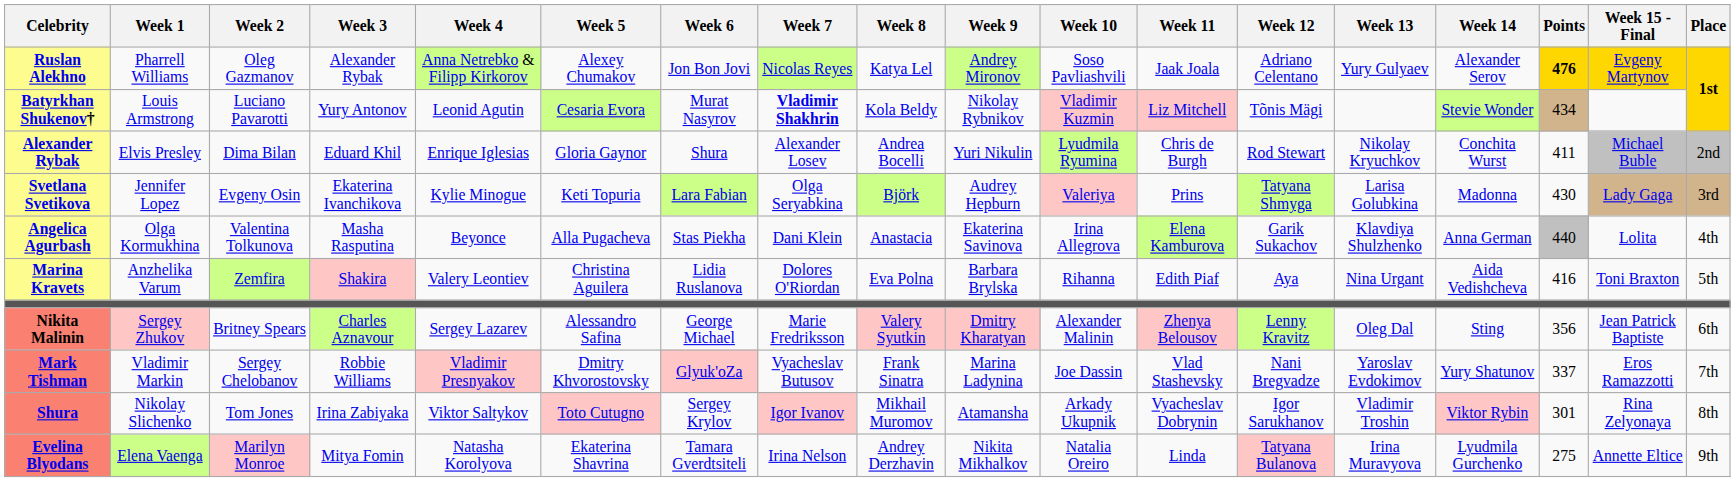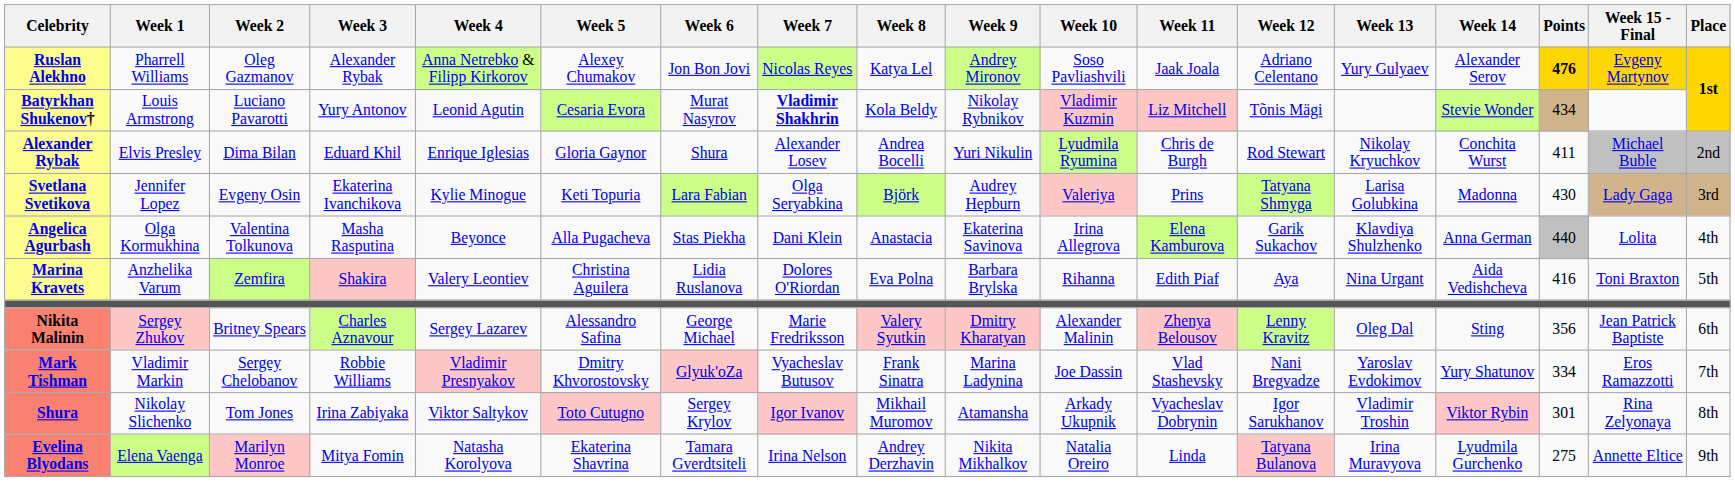(1564, 371) 337 -> (1564, 371) 334
